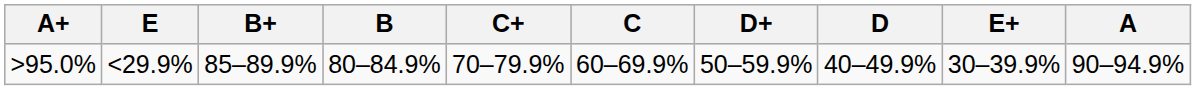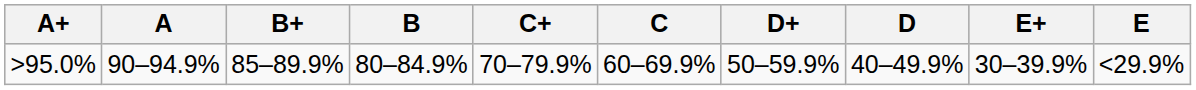columns swapped: (1128, 24) <-> (150, 24)
